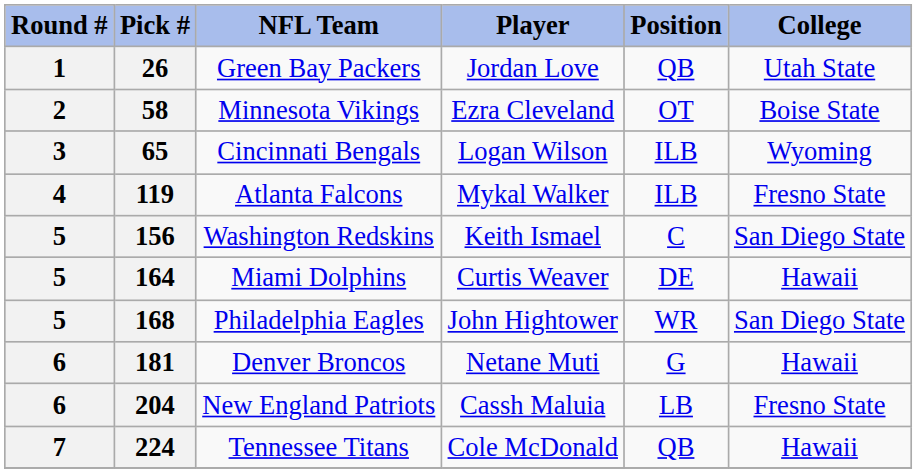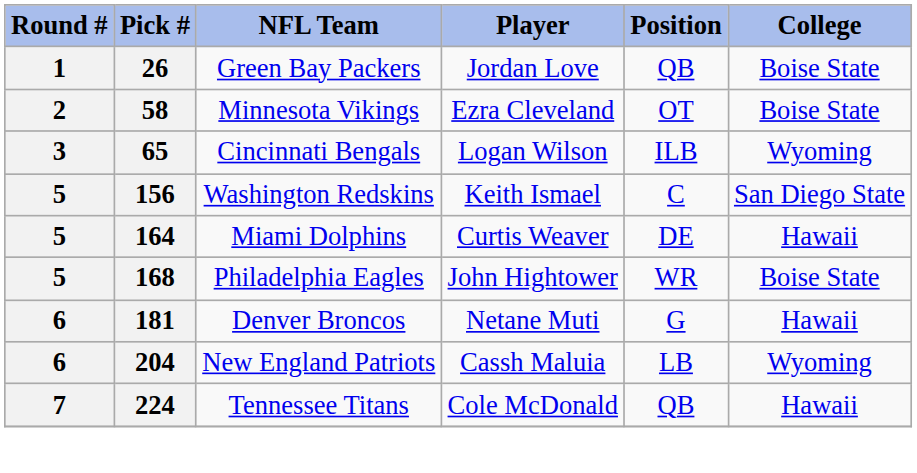(820, 67) Utah State -> (820, 67) Boise State
- row: (155, 194)
(820, 320) San Diego State -> (820, 278) Boise State
(820, 404) Fresno State -> (820, 362) Wyoming
